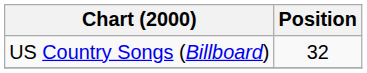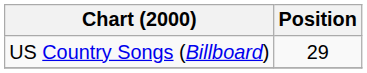(318, 51) 32 -> (318, 51) 29
